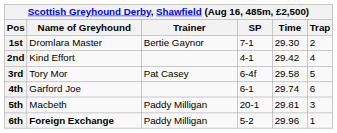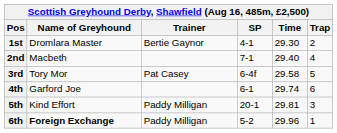(247, 43) 7-1 -> (247, 43) 4-1
(52, 58) Kind Effort -> (48, 58) Macbeth
(247, 58) 4-1 -> (247, 58) 7-1
(287, 58) 29.42 -> (287, 58) 29.40
(48, 105) Macbeth -> (52, 105) Kind Effort
